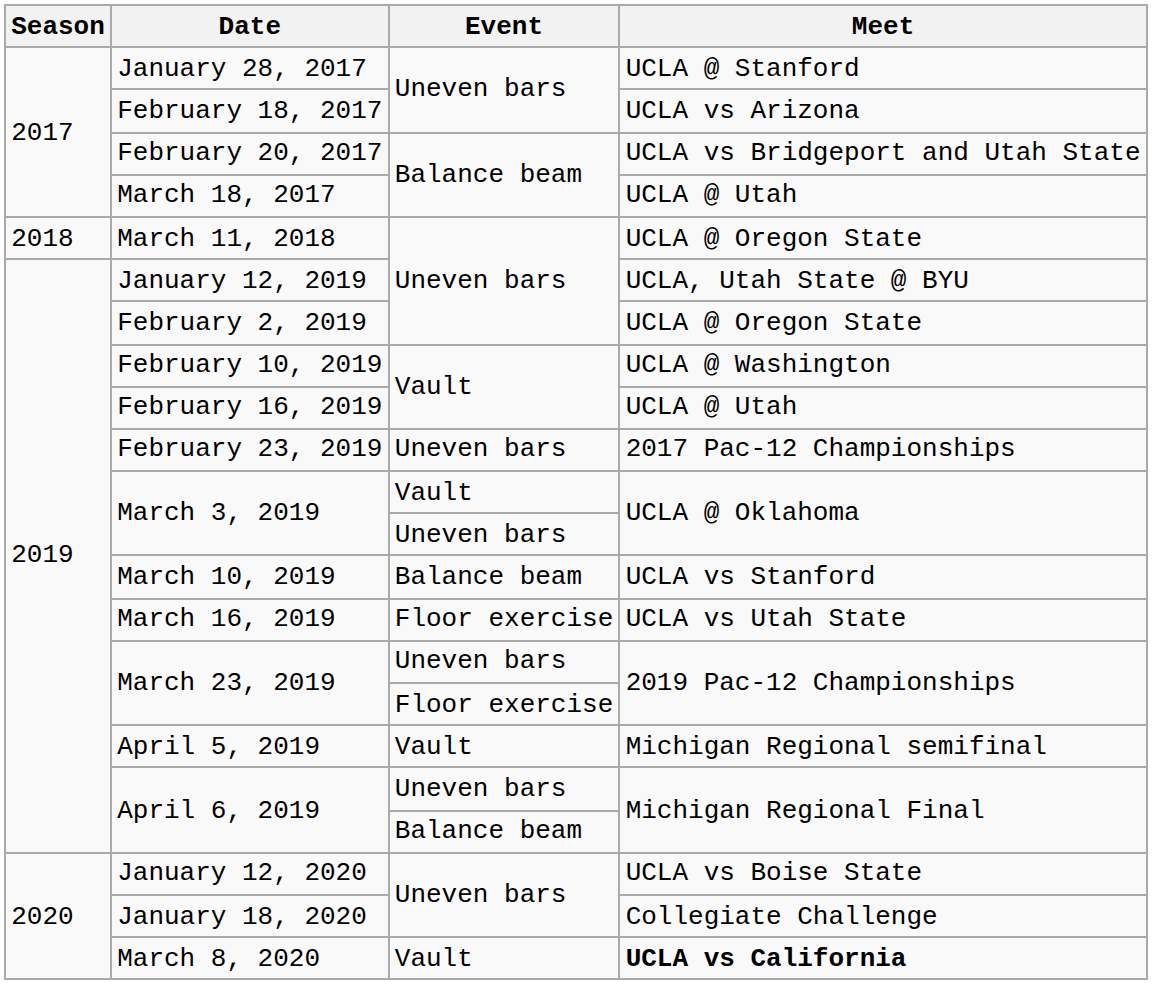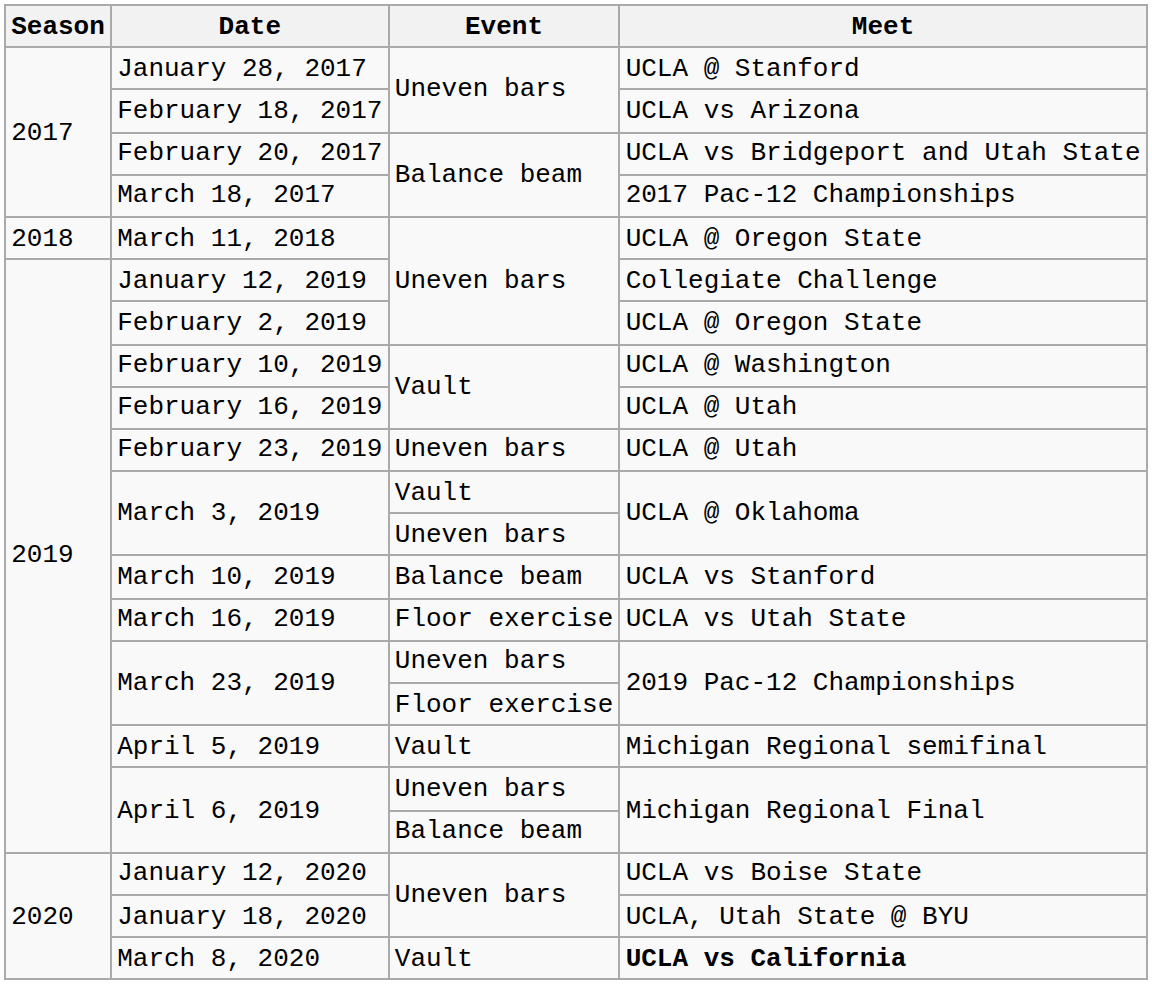(711, 196) UCLA @ Utah -> (821, 196) 2017 Pac-12 Championships
(797, 280) UCLA, Utah State @ BYU -> (782, 280) Collegiate Challenge
(821, 450) 2017 Pac-12 Championships -> (711, 450) UCLA @ Utah
(782, 916) Collegiate Challenge -> (797, 916) UCLA, Utah State @ BYU
